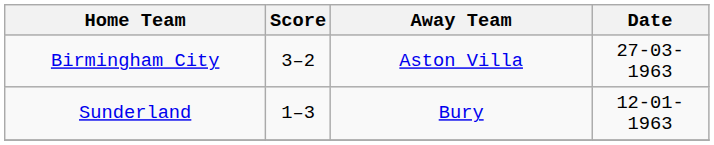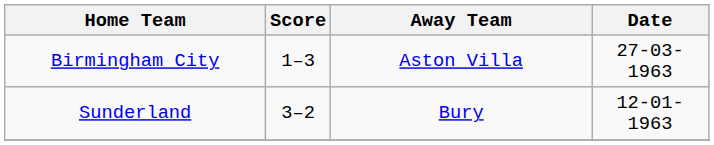(298, 61) 3–2 -> (298, 61) 1–3
(298, 113) 1–3 -> (298, 113) 3–2
